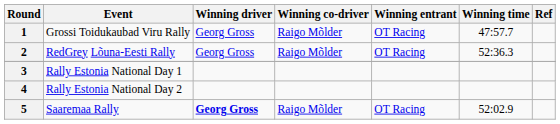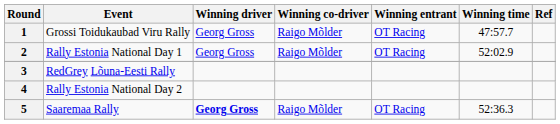(111, 51) RedGrey Lõuna-Eesti Rally -> (114, 51) Rally Estonia National Day 1
(496, 51) 52:36.3 -> (496, 51) 52:02.9
(114, 70) Rally Estonia National Day 1 -> (111, 70) RedGrey Lõuna-Eesti Rally
(496, 108) 52:02.9 -> (496, 108) 52:36.3
